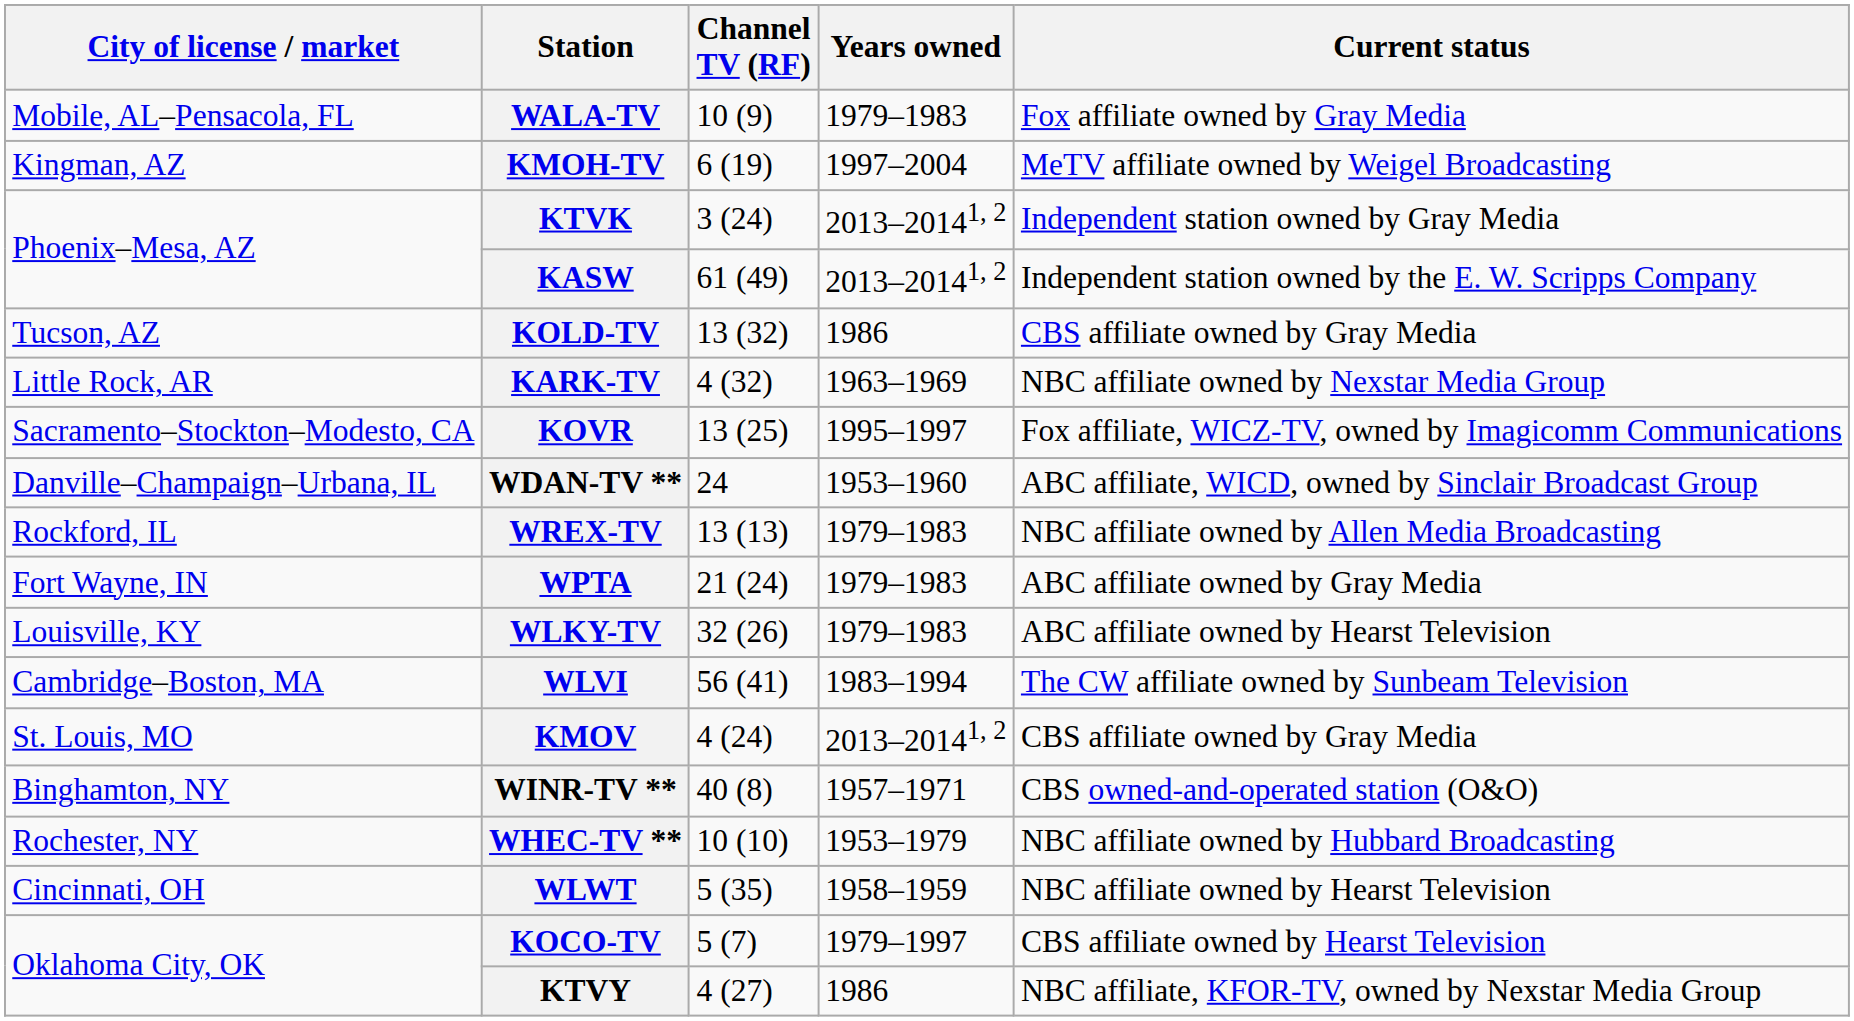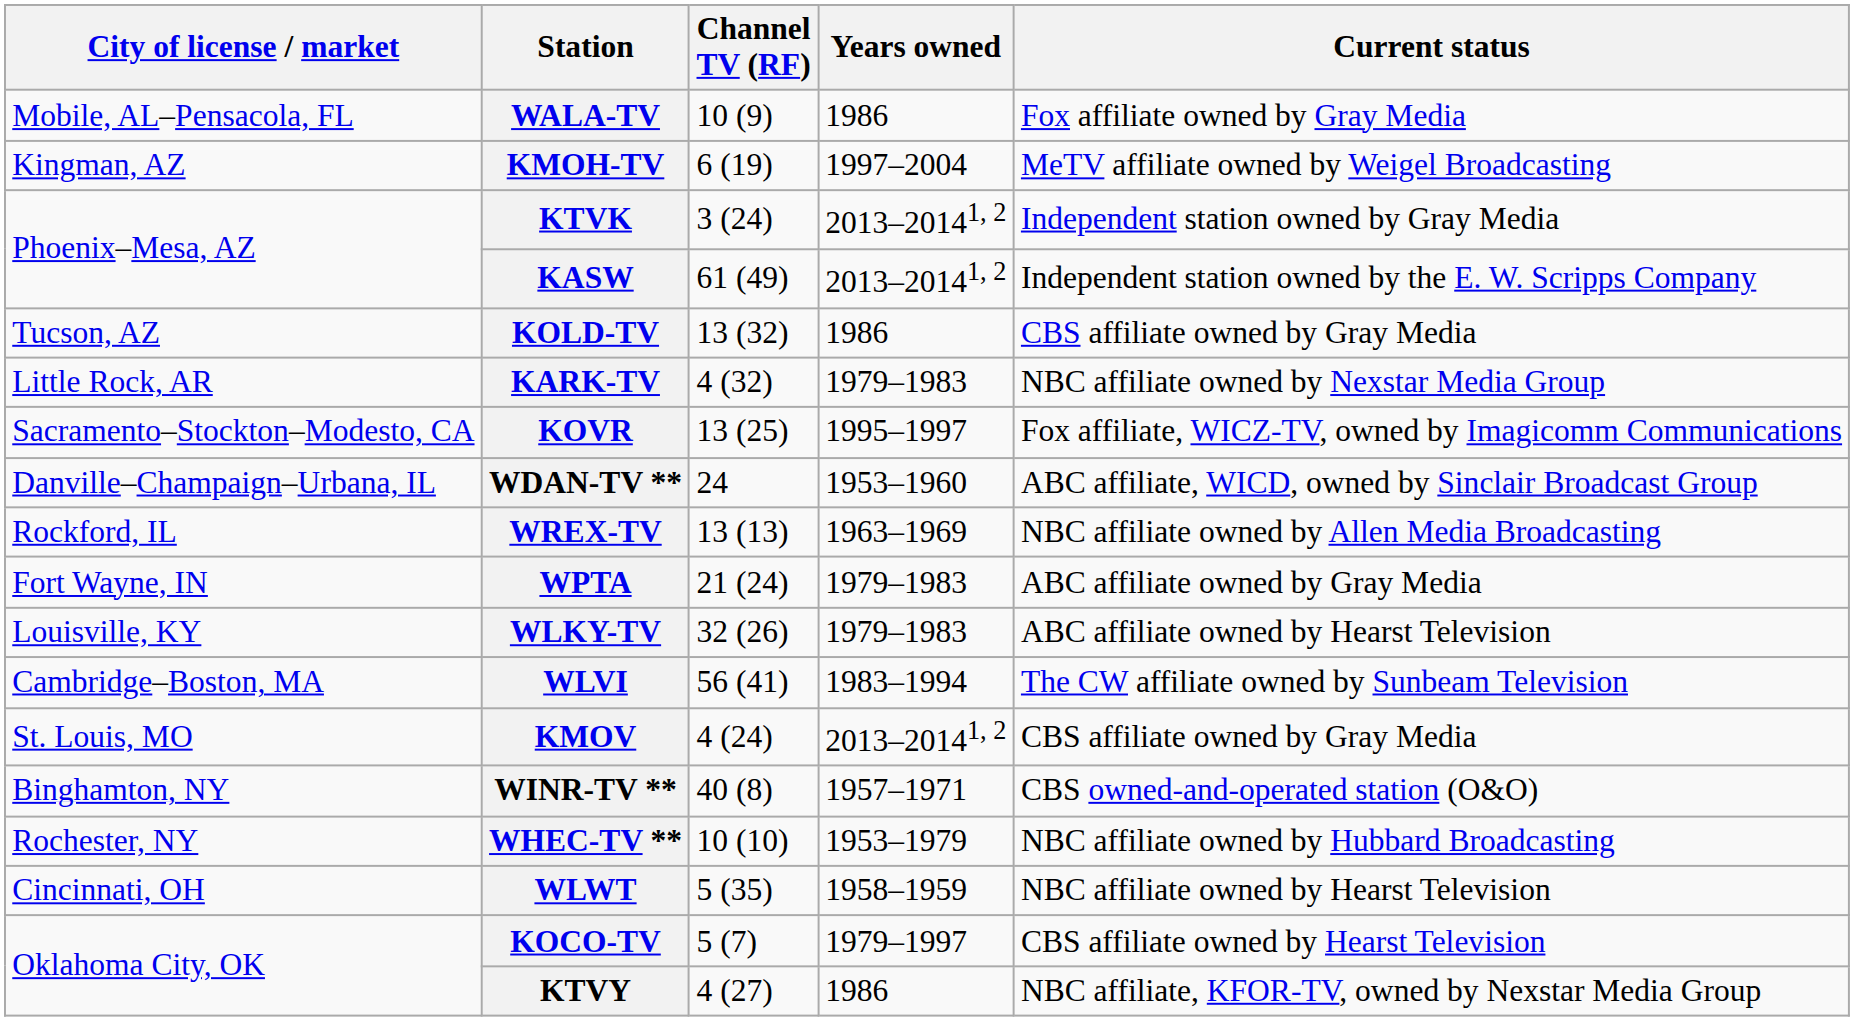(896, 114) 1979–1983 -> (857, 114) 1986
(896, 381) 1963–1969 -> (896, 381) 1979–1983
(896, 531) 1979–1983 -> (896, 531) 1963–1969
